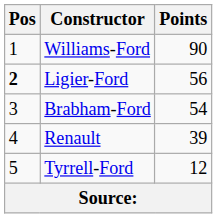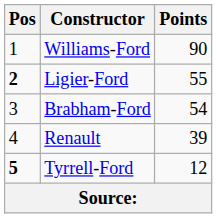(198, 79) 56 -> (198, 79) 55
(13, 168) normal -> (13, 168) bold
